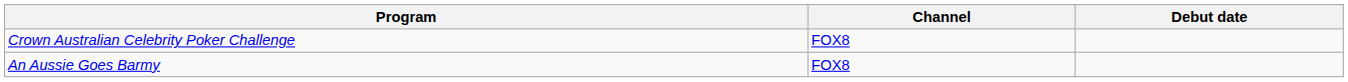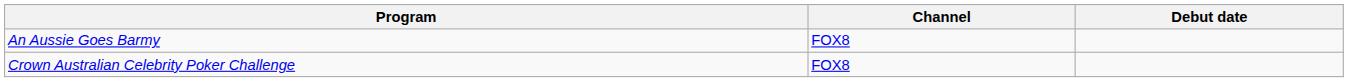rows swapped: (152, 40) <-> (84, 64)
